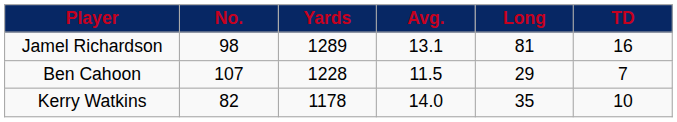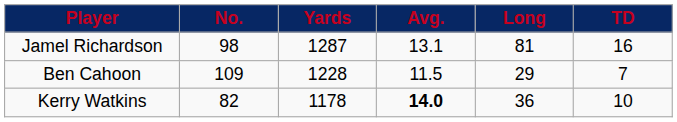(327, 46) 1289 -> (327, 46) 1287
(229, 74) 107 -> (229, 74) 109
(426, 102) normal -> (426, 102) bold
(524, 102) 35 -> (524, 102) 36
